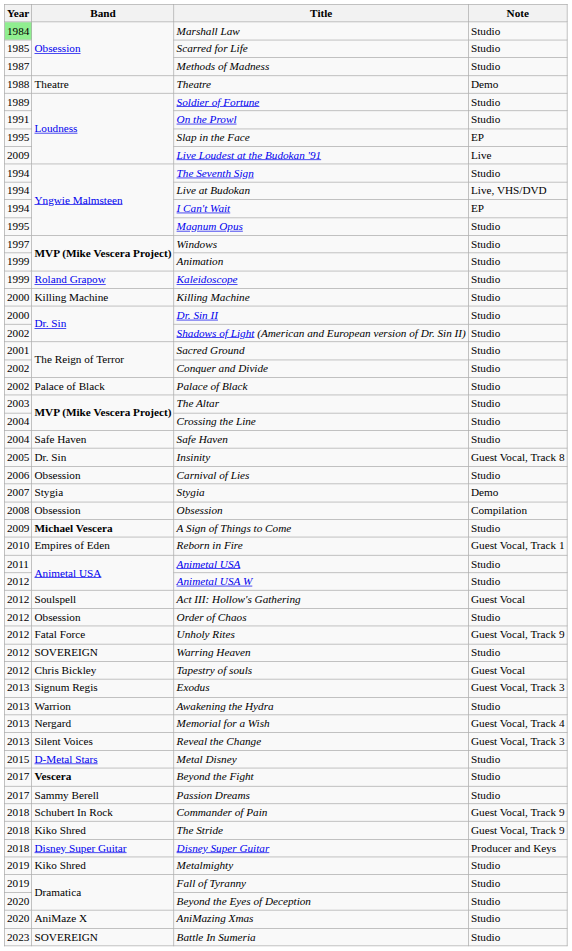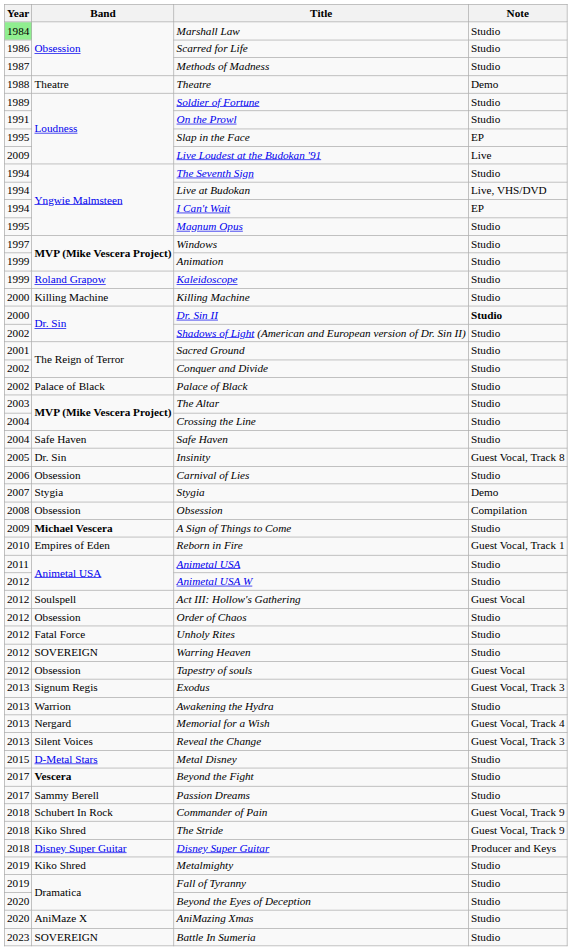(18, 48) 1985 -> (18, 48) 1986
(486, 315) normal -> (487, 315) bold
(518, 635) Guest Vocal, Track 9 -> (486, 635) Studio
(65, 670) Chris Bickley -> (58, 670) Obsession
